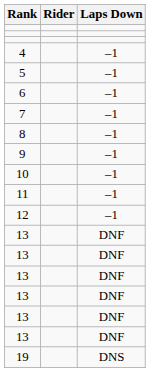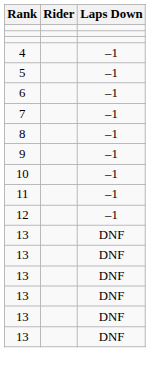- row: (22, 357)
